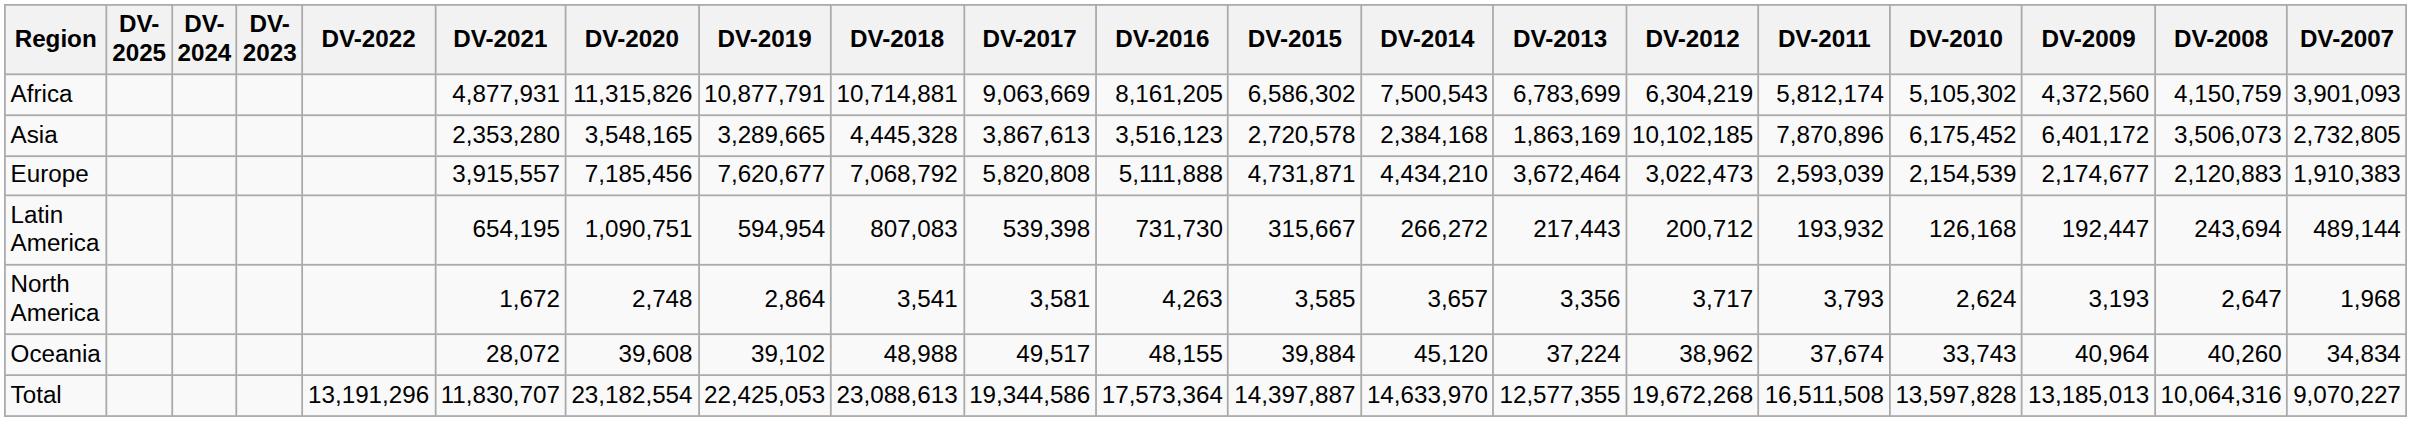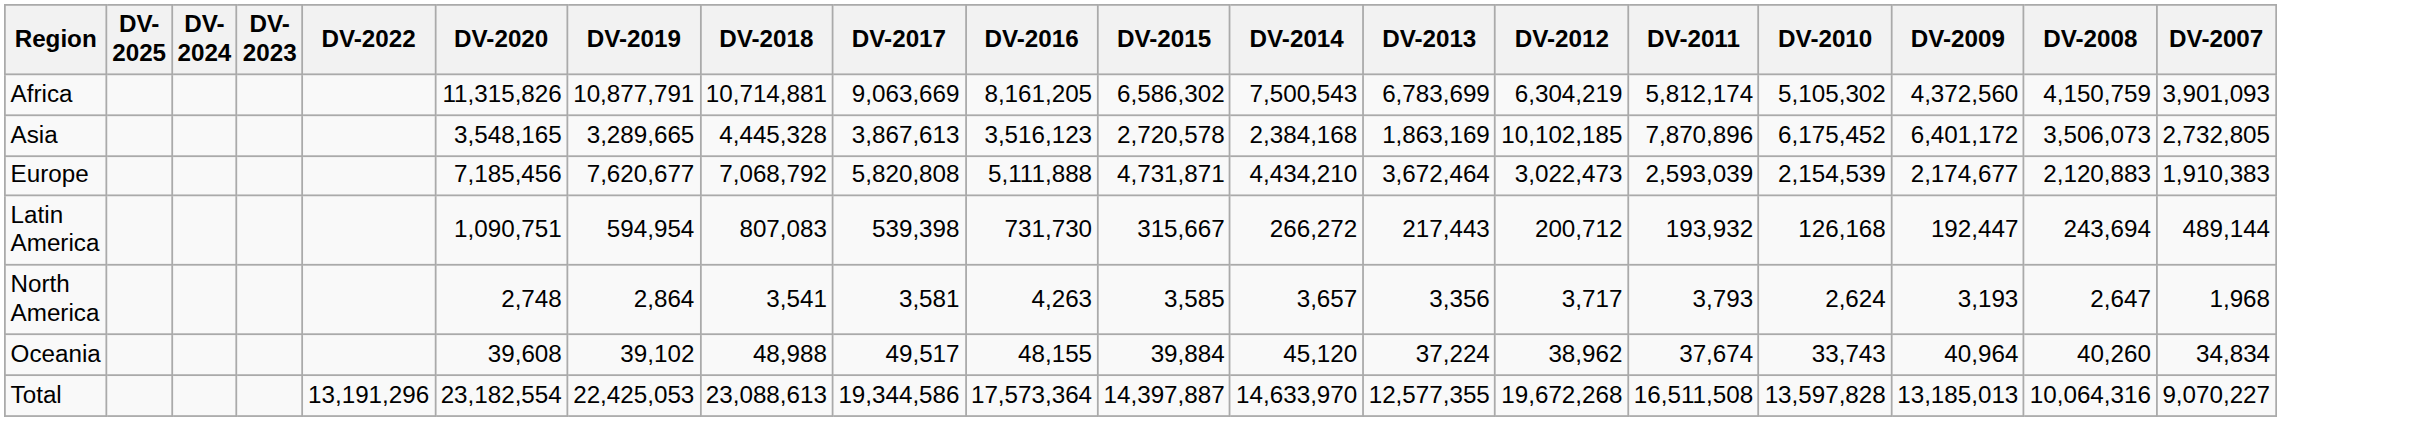- column: (500, 38)
